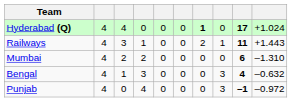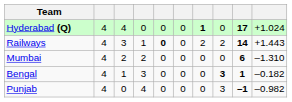(163, 43) normal -> (163, 43) bold
(223, 43) 1 -> (223, 43) 2
(242, 43) 11 -> (242, 43) 14
(223, 74) normal -> (223, 74) bold
(242, 74) 4 -> (242, 74) 1
(270, 74) –0.632 -> (270, 74) –0.182
(270, 89) –0.972 -> (270, 89) –0.982
